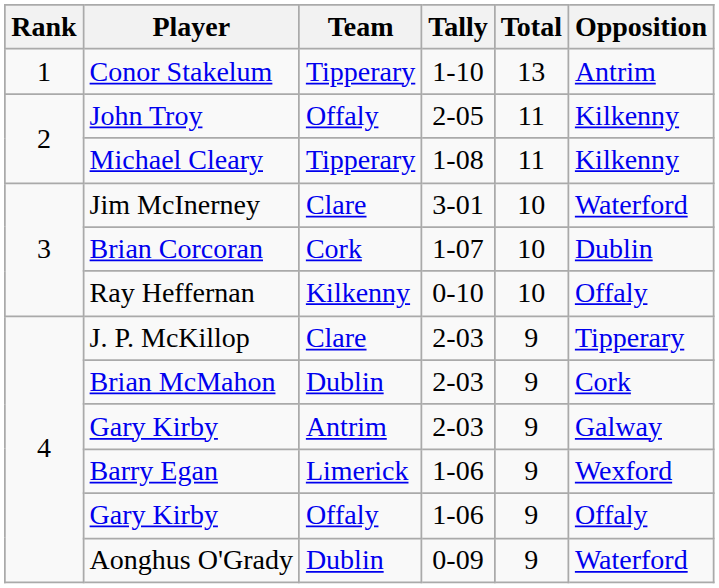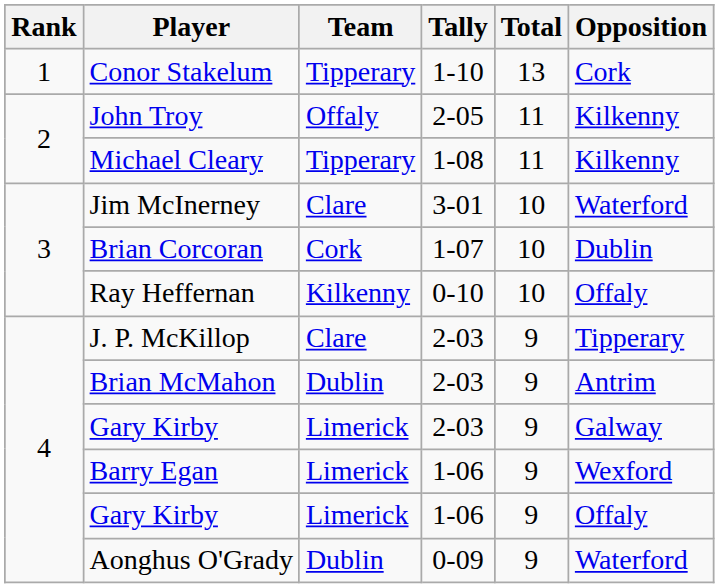(615, 71) Antrim -> (603, 71) Cork
(603, 381) Cork -> (615, 381) Antrim
(346, 426) Antrim -> (357, 426) Limerick
(342, 515) Offaly -> (357, 515) Limerick
